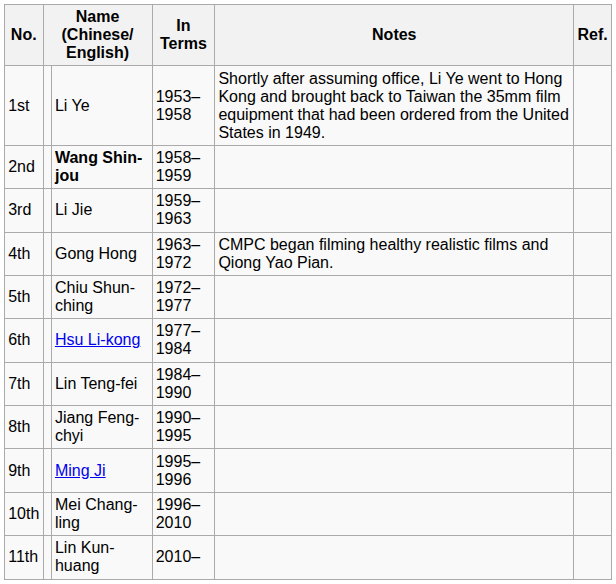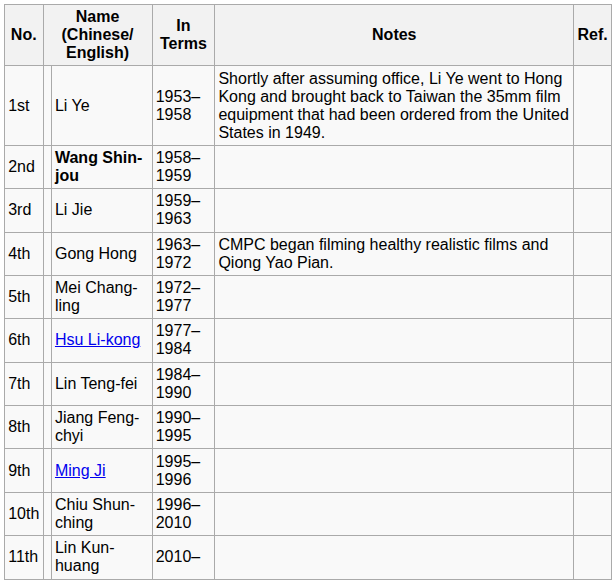(95, 297) Chiu Shun-ching -> (96, 297) Mei Chang-ling
(96, 513) Mei Chang-ling -> (95, 513) Chiu Shun-ching
